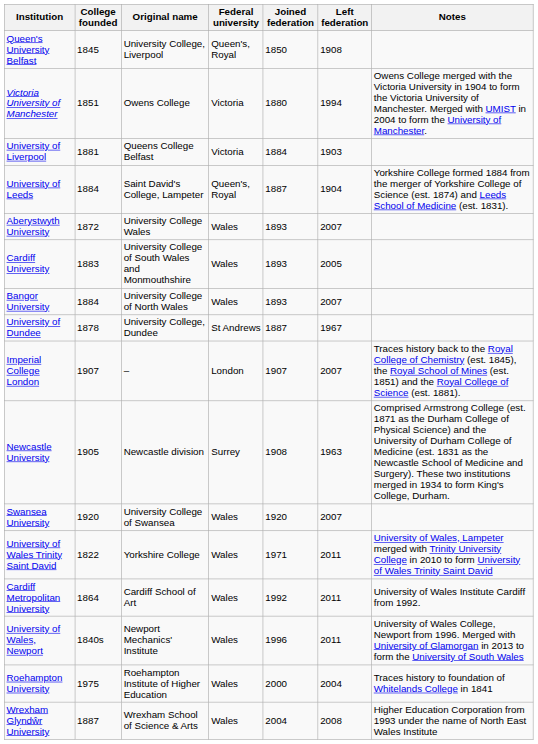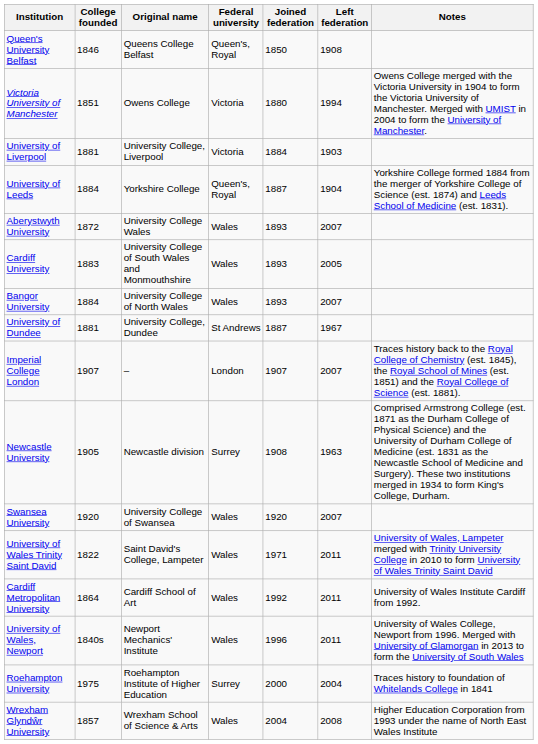(88, 49) 1845 -> (88, 49) 1846
(164, 49) University College, Liverpool -> (159, 49) Queens College Belfast
(159, 152) Queens College Belfast -> (164, 152) University College, Liverpool
(164, 189) Saint David's College, Lampeter -> (162, 189) Yorkshire College
(88, 328) 1878 -> (88, 328) 1881
(162, 554) Yorkshire College -> (164, 554) Saint David's College, Lampeter
(225, 683) Wales -> (226, 683) Surrey
(88, 721) 1887 -> (88, 721) 1857
